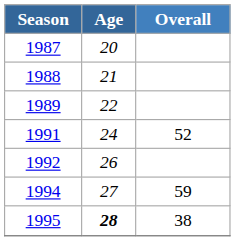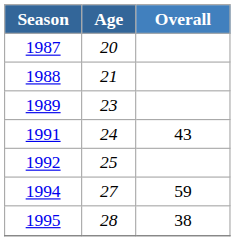(109, 105) 22 -> (109, 105) 23
(183, 134) 52 -> (183, 134) 43
(109, 163) 26 -> (109, 163) 25
(109, 220) bold -> (109, 220) normal
